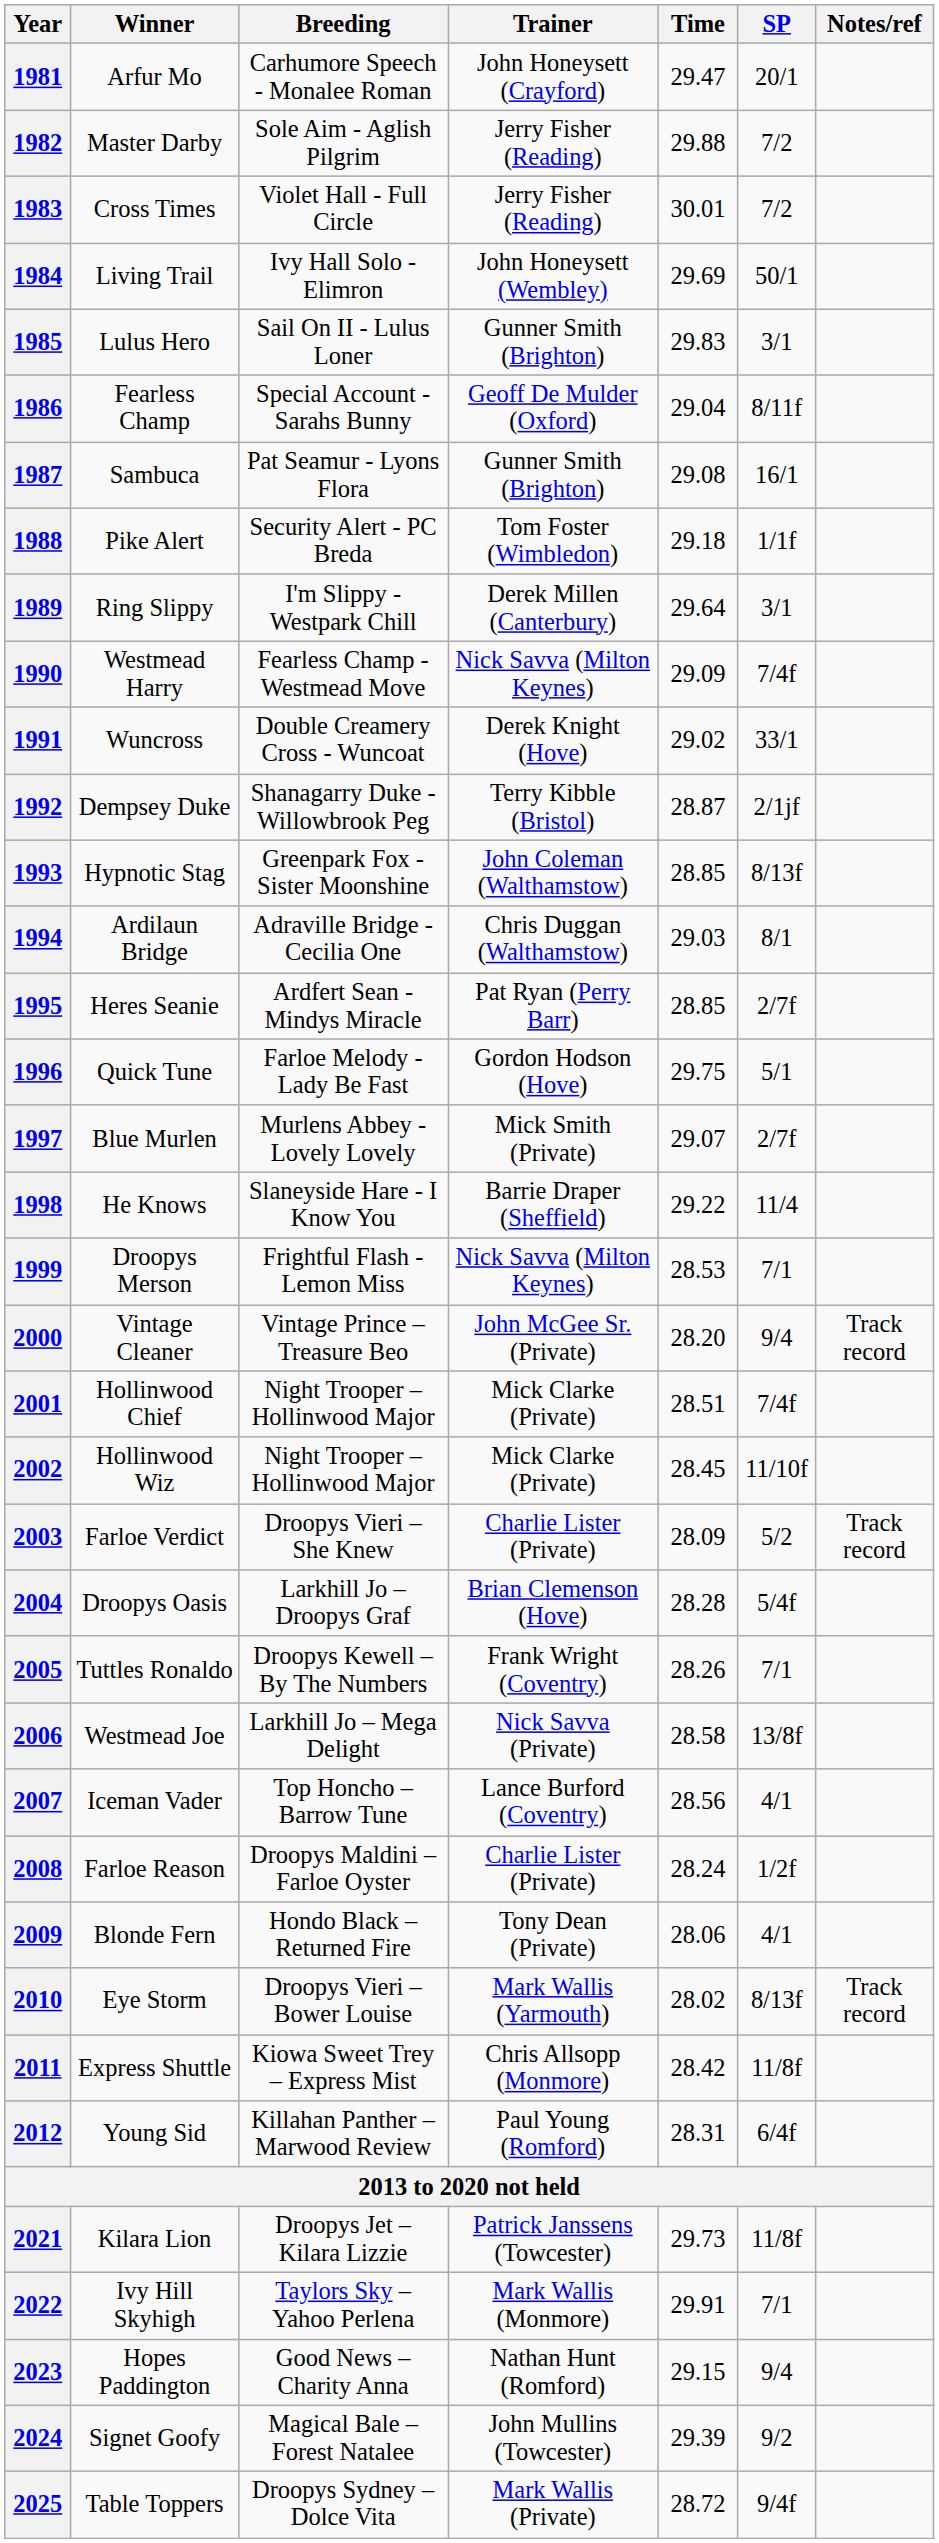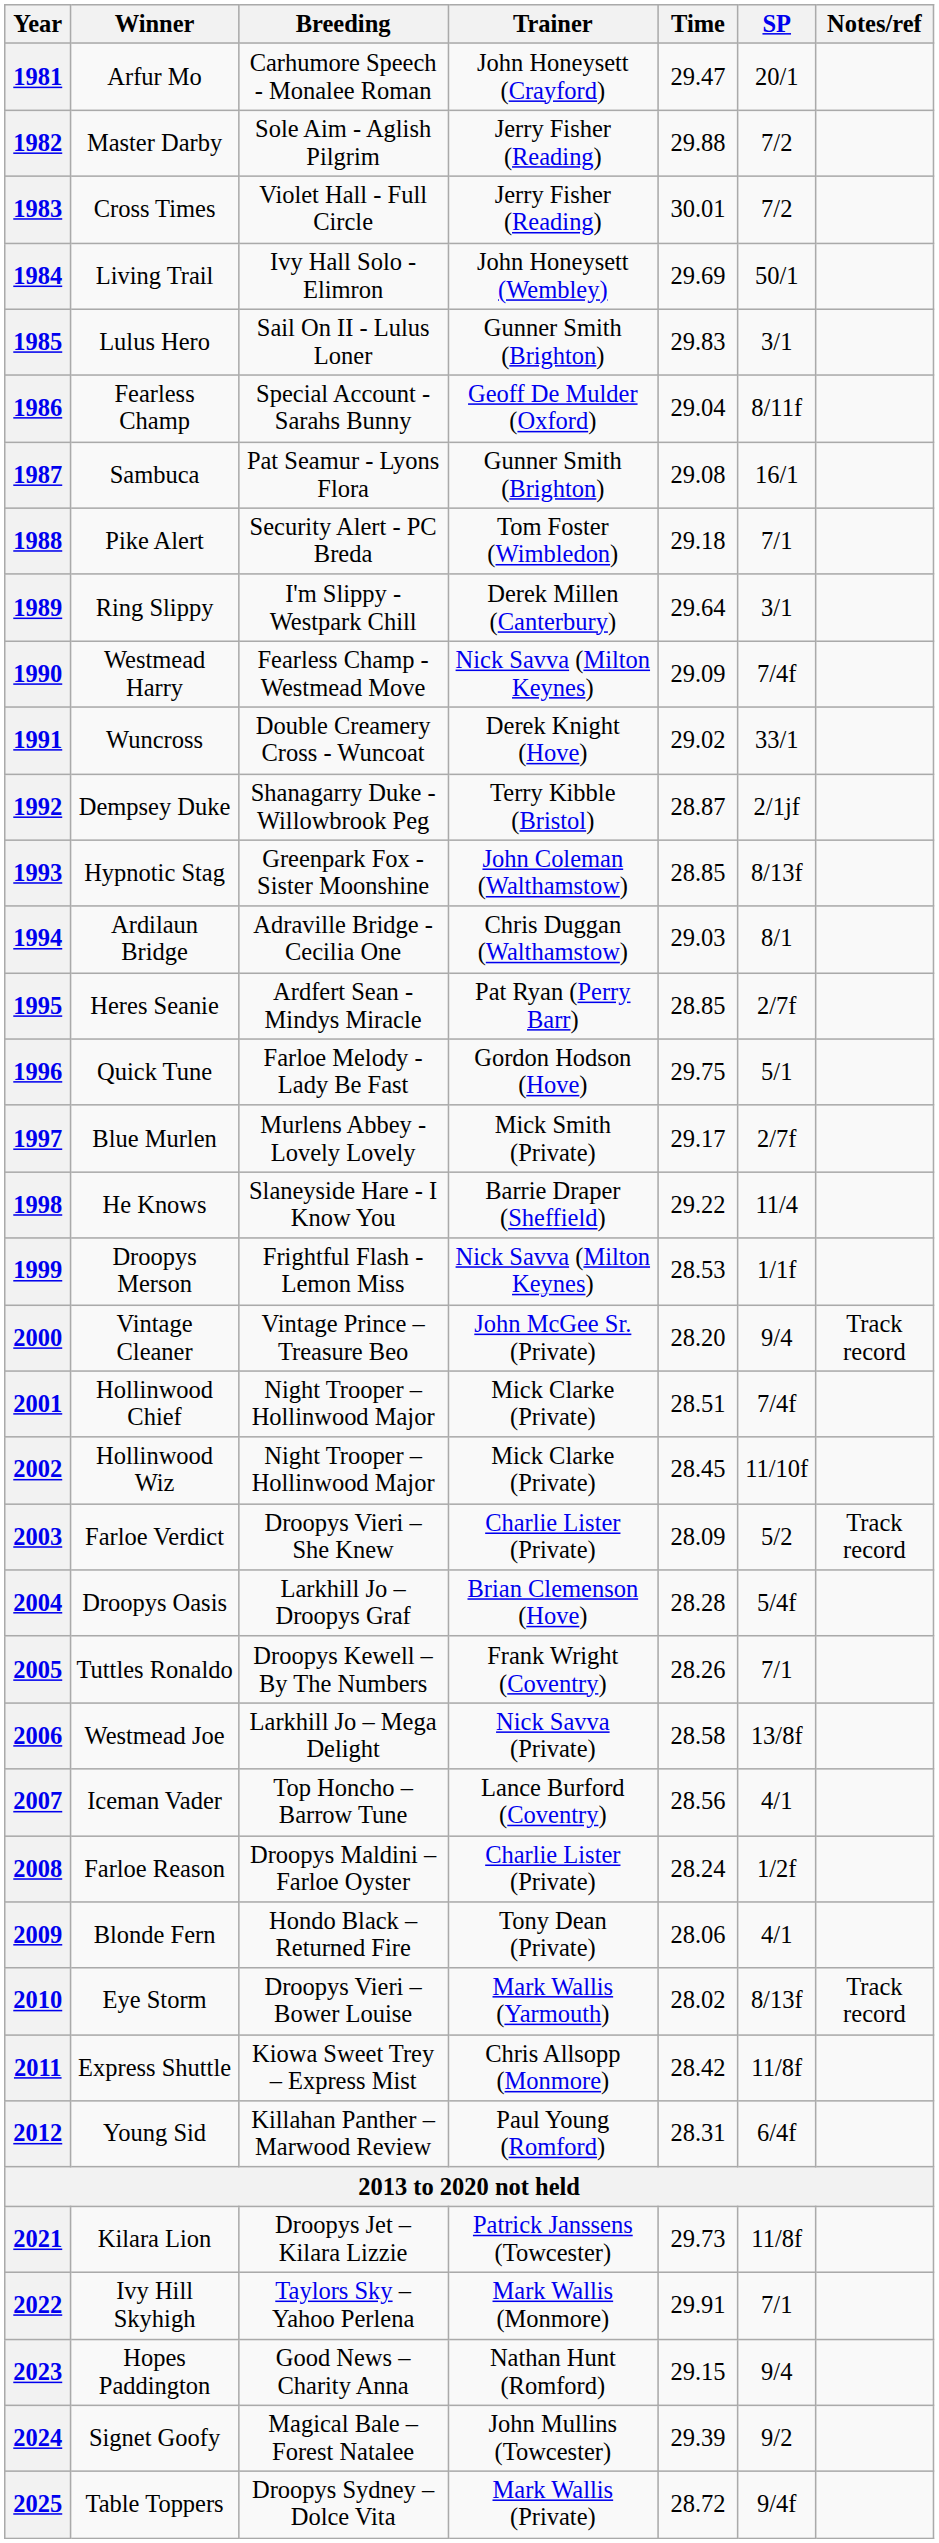(777, 541) 1/1f -> (777, 541) 7/1
(698, 1138) 29.07 -> (698, 1138) 29.17
(777, 1271) 7/1 -> (777, 1271) 1/1f
